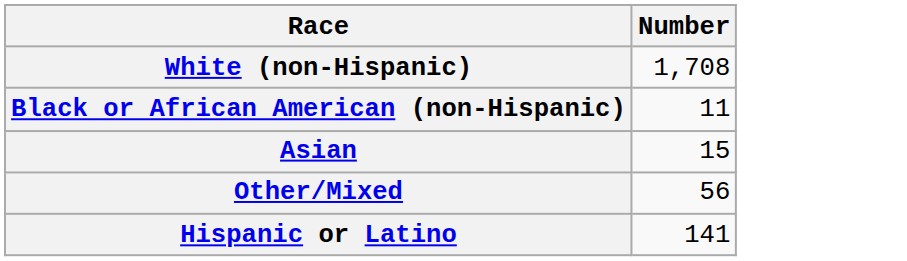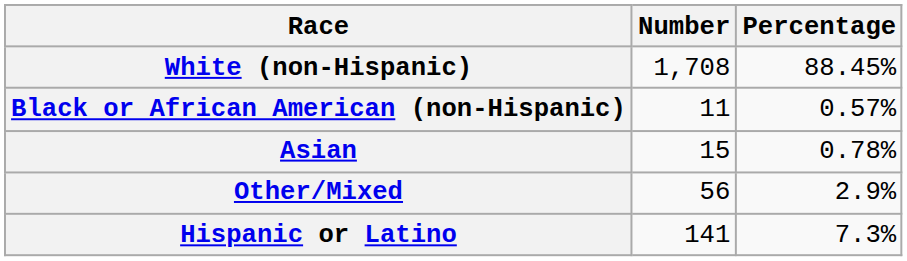+ column: (819, 26)
